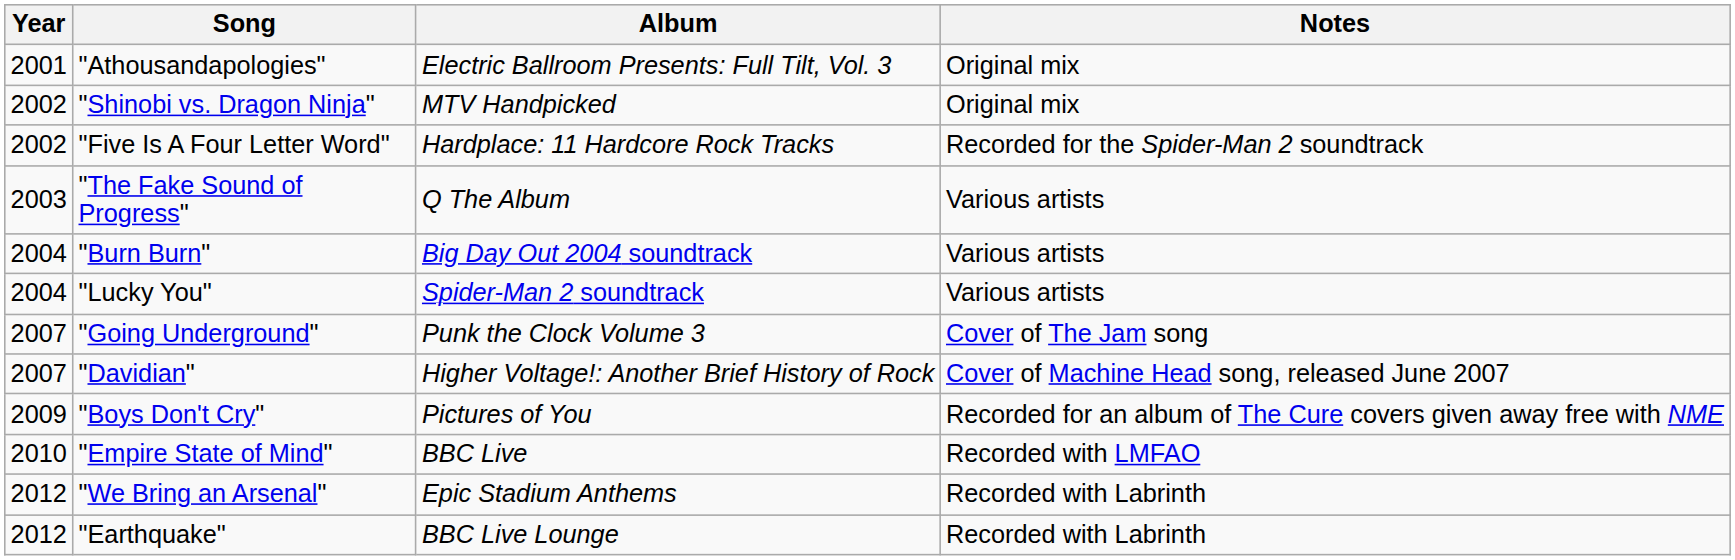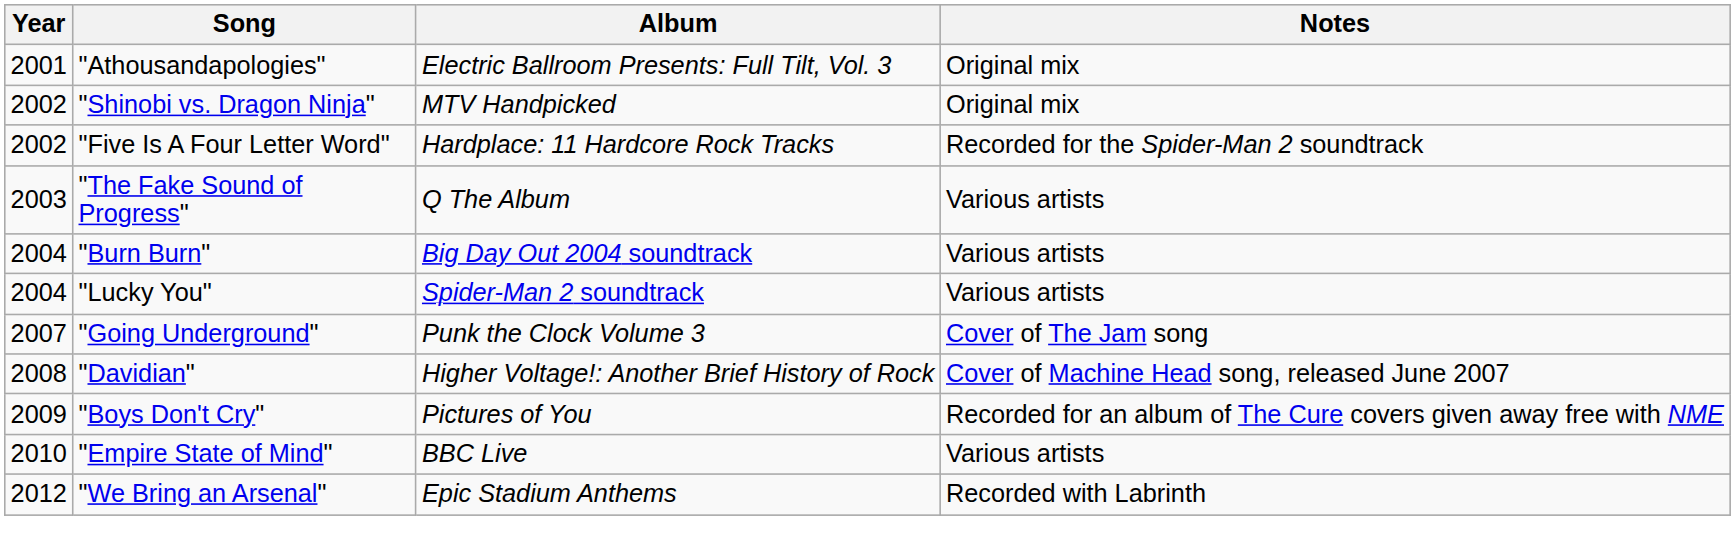(39, 373) 2007 -> (39, 373) 2008
(1073, 453) Recorded with LMFAO -> (1025, 453) Various artists
- row: (152, 534)
